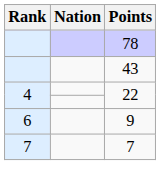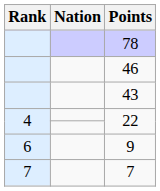+ row: (27, 69)
